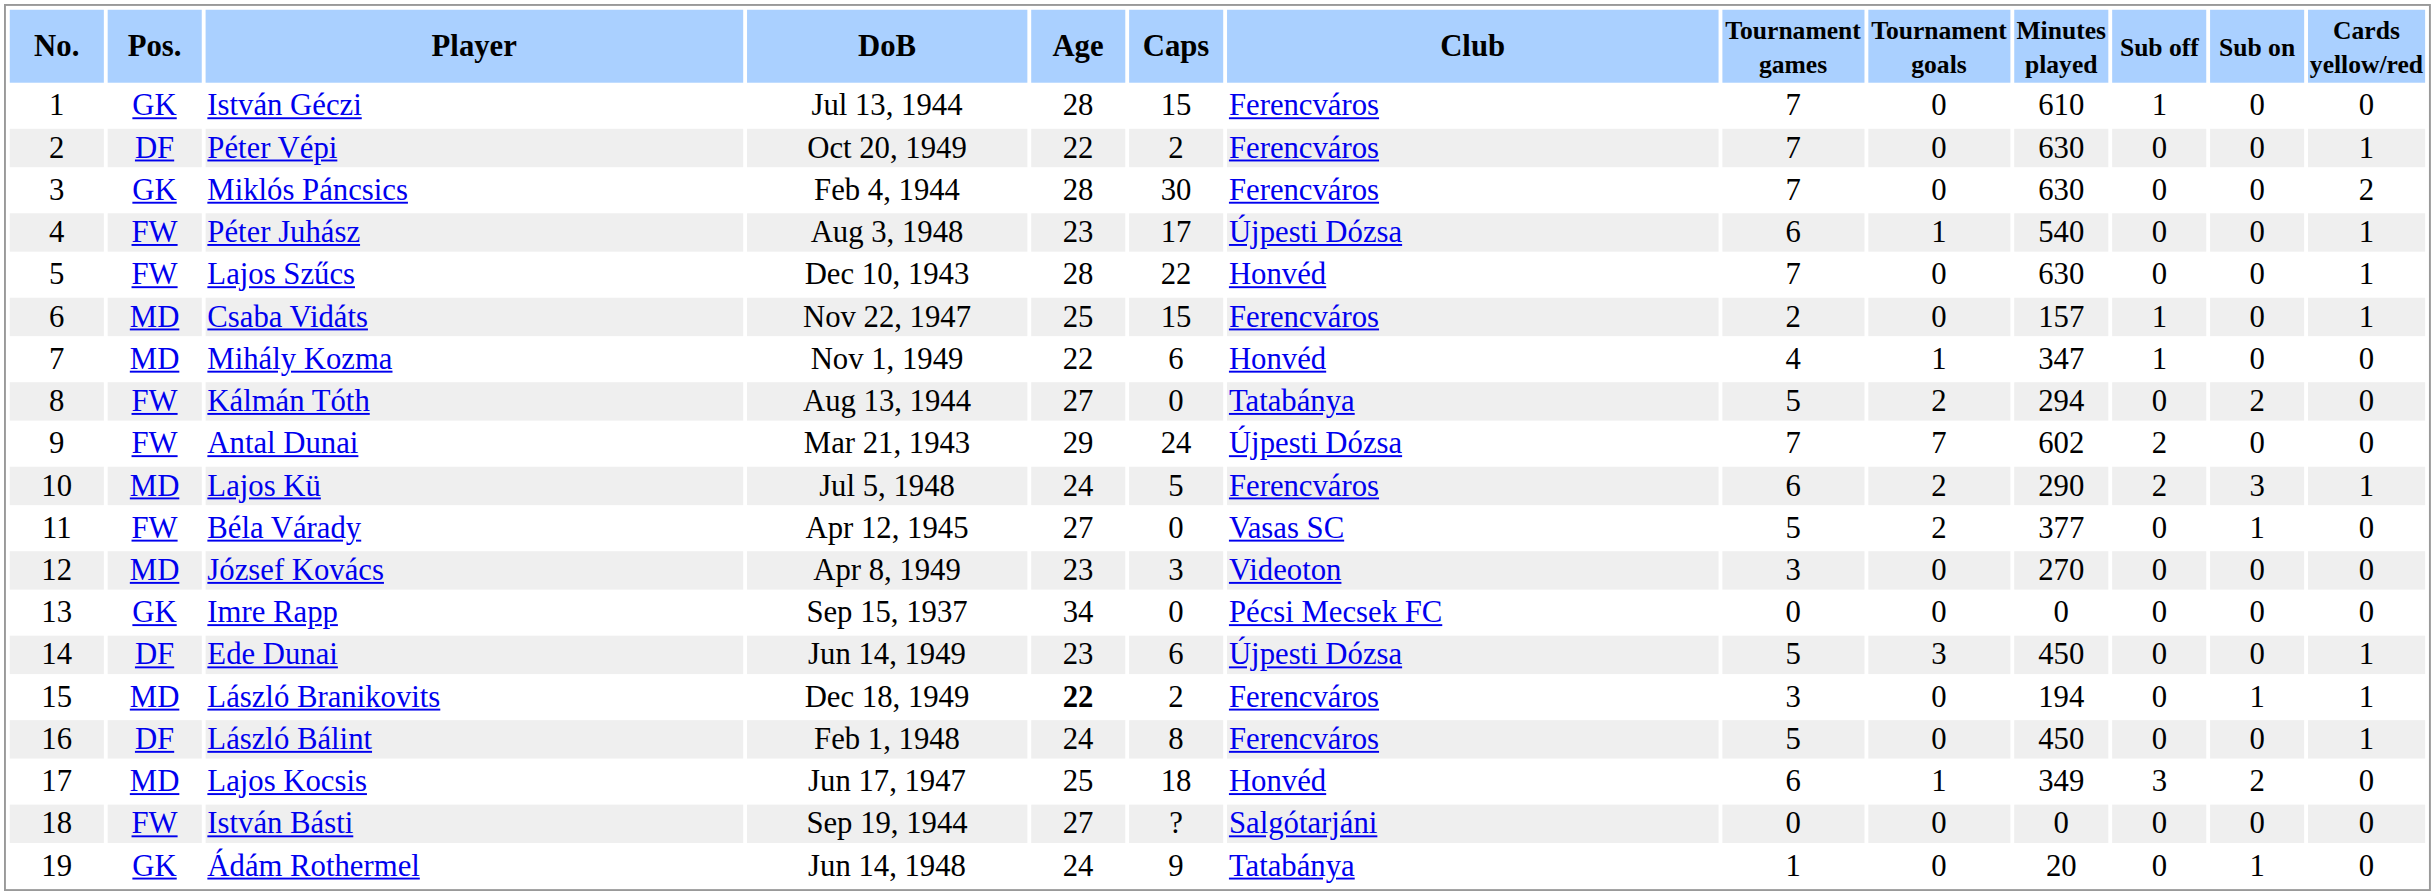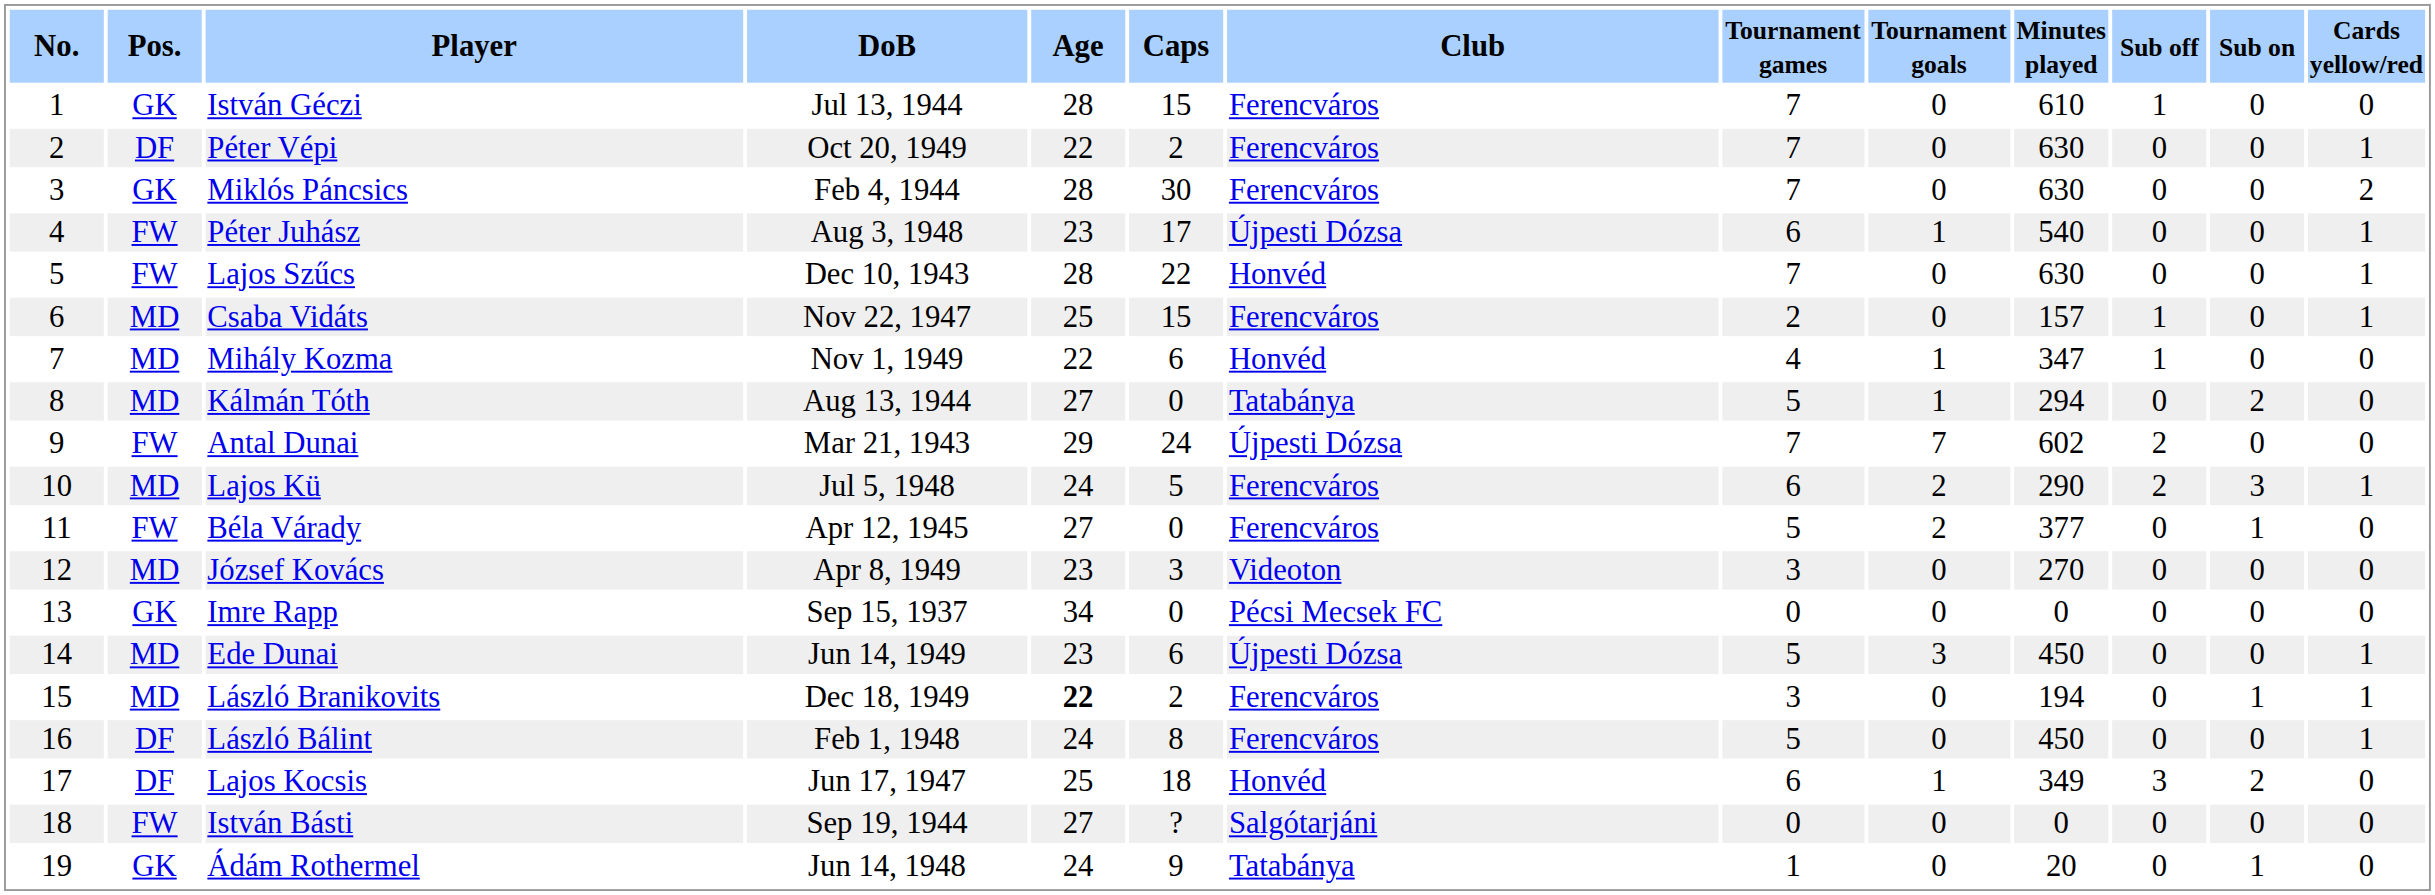(155, 400) FW -> (155, 400) MD
(1939, 400) 2 -> (1939, 400) 1
(1287, 527) Vasas SC -> (1304, 527) Ferencváros
(155, 654) DF -> (155, 654) MD
(155, 781) MD -> (155, 781) DF
